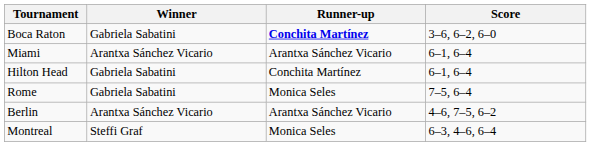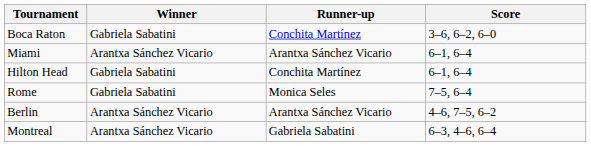(319, 33) bold -> (315, 33) normal
(116, 131) Steffi Graf -> (151, 131) Arantxa Sánchez Vicario
(302, 131) Monica Seles -> (312, 131) Gabriela Sabatini
